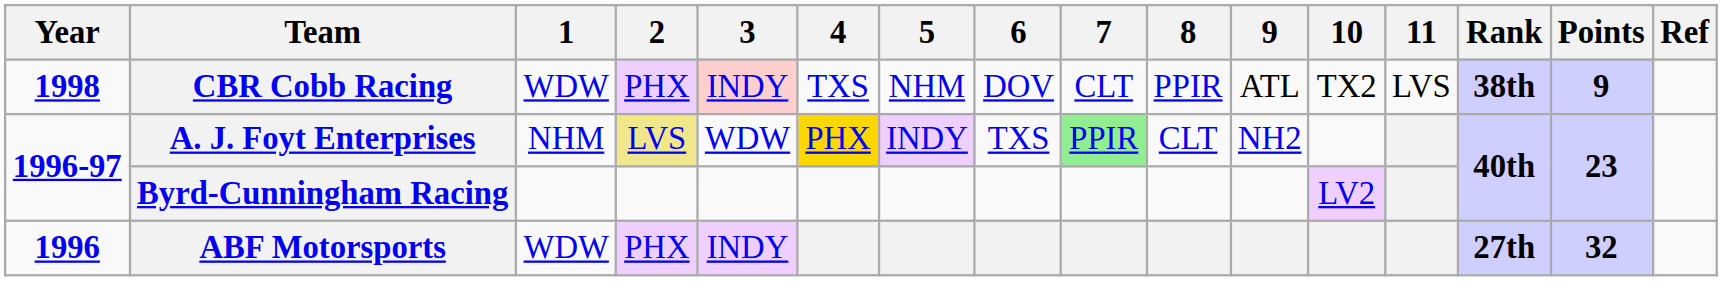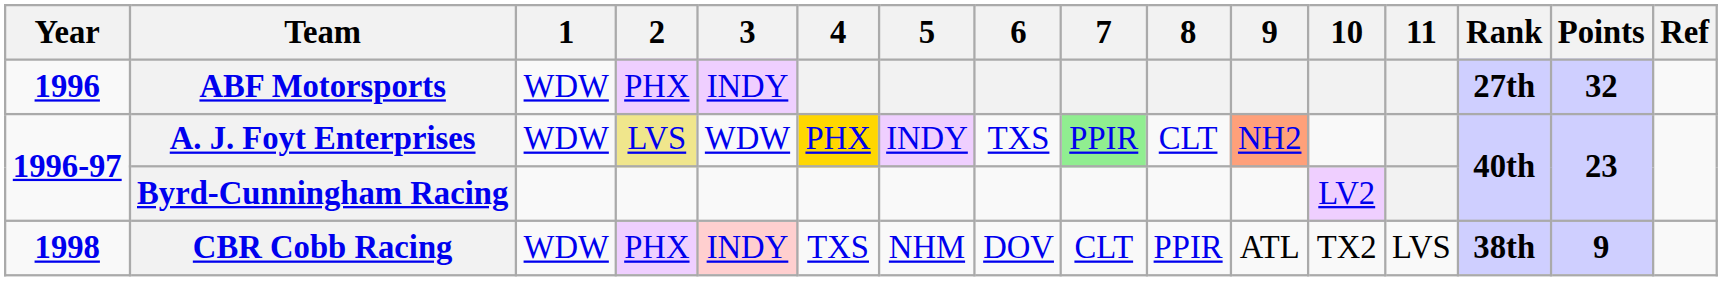rows swapped: (323, 247) <-> (323, 85)
(566, 139) NHM -> (566, 139) WDW
(1270, 139) no background -> (1270, 139) lightsalmon background
